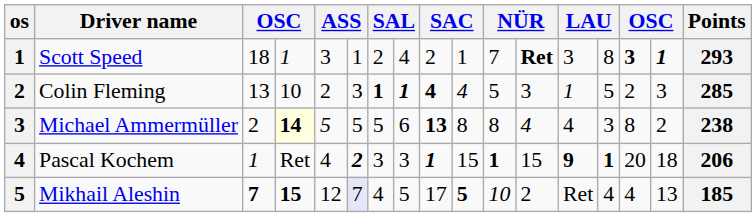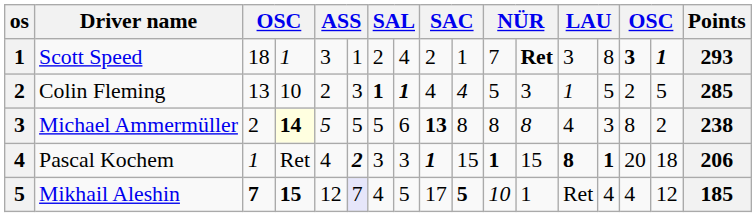(430, 90) bold -> (430, 90) normal
(661, 90) 3 -> (661, 90) 5
(526, 125) 4 -> (526, 125) 8
(568, 159) 9 -> (568, 159) 8
(526, 194) 2 -> (526, 194) 1
(667, 194) 13 -> (667, 194) 12
